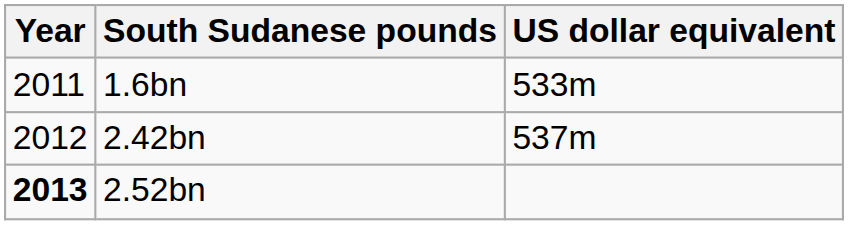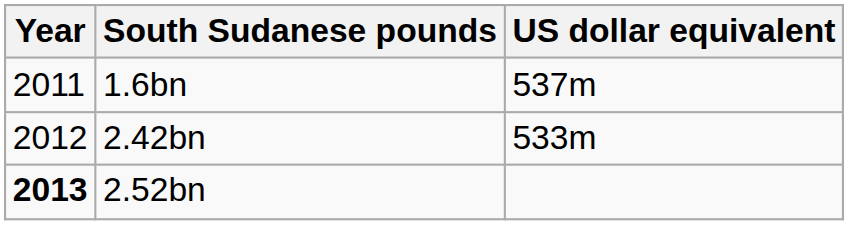(554, 84) 533m -> (554, 84) 537m
(554, 137) 537m -> (554, 137) 533m
